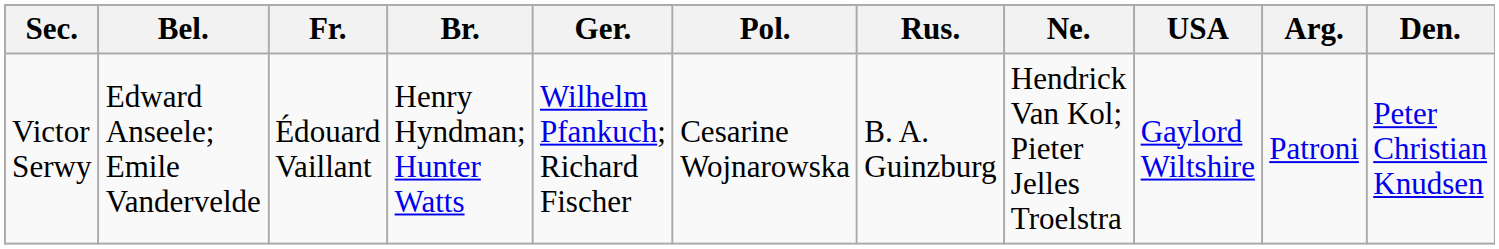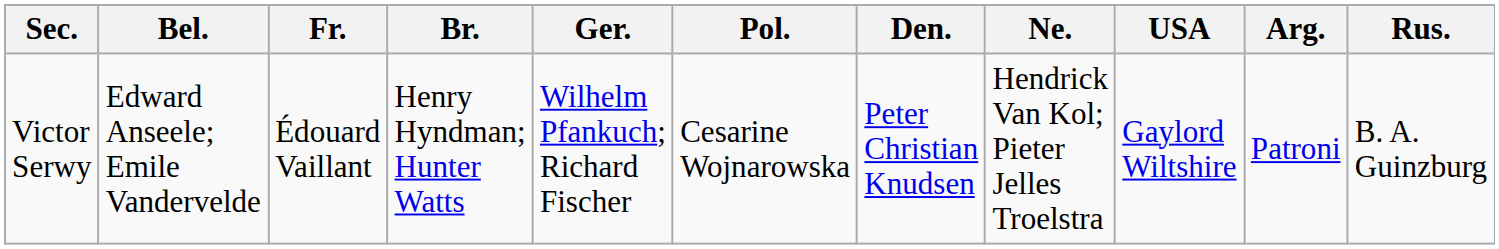columns swapped: (930, 29) <-> (1430, 29)
